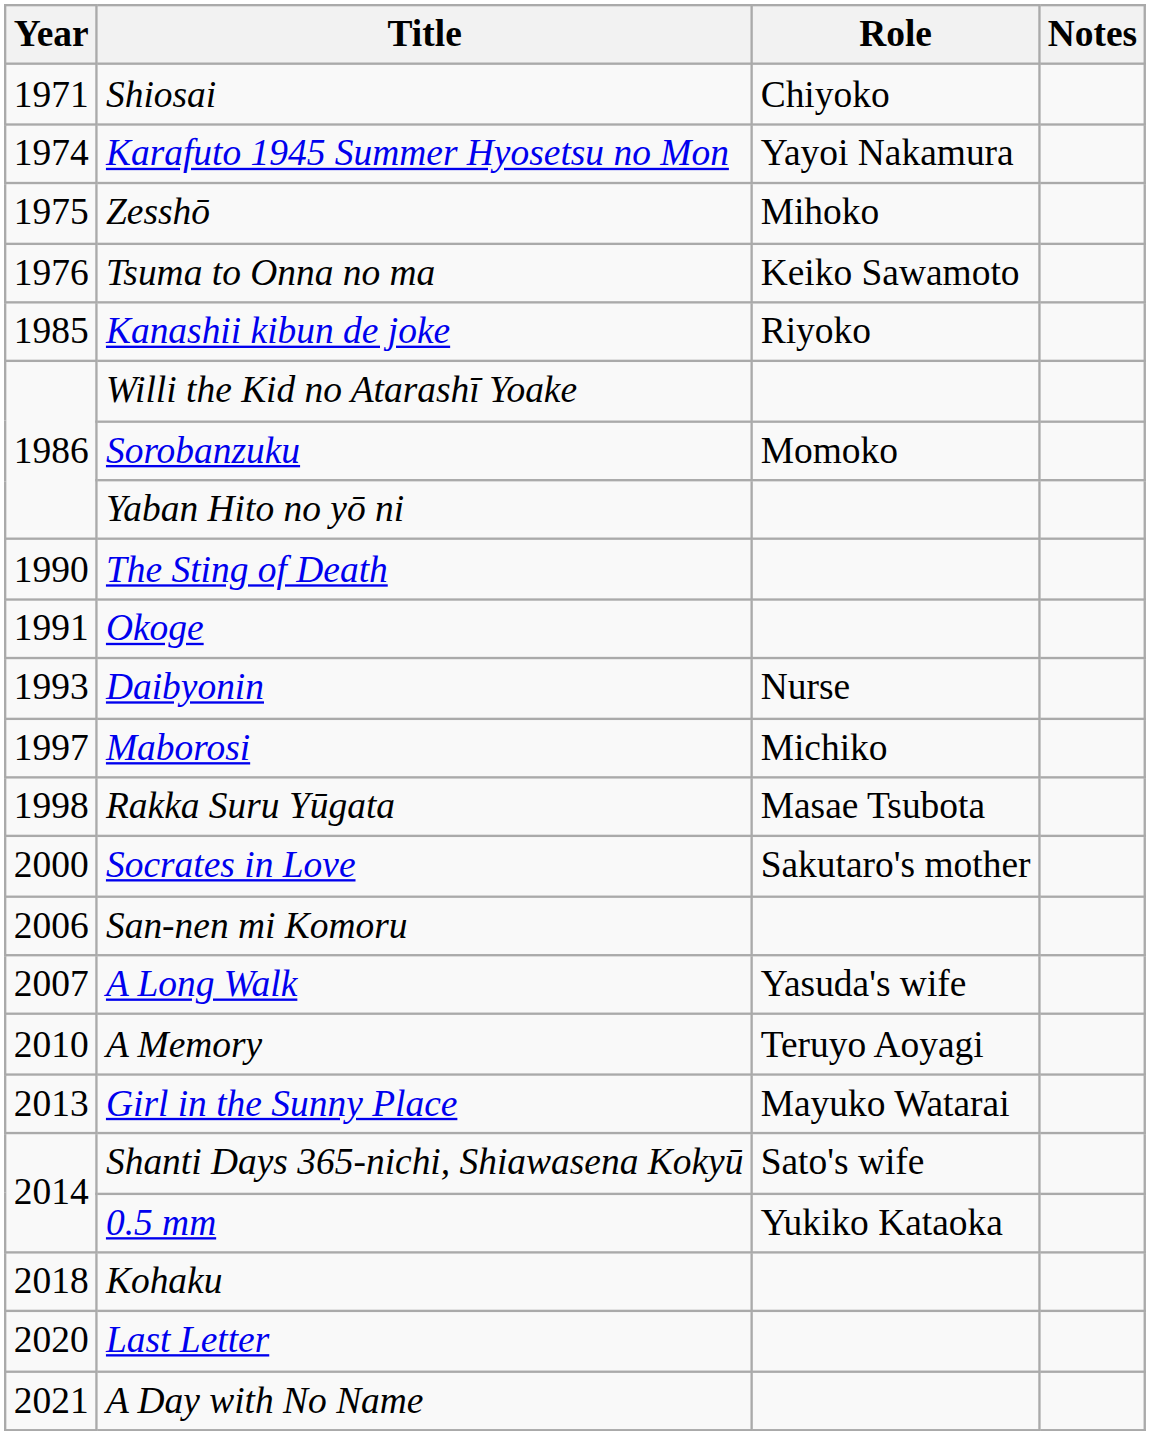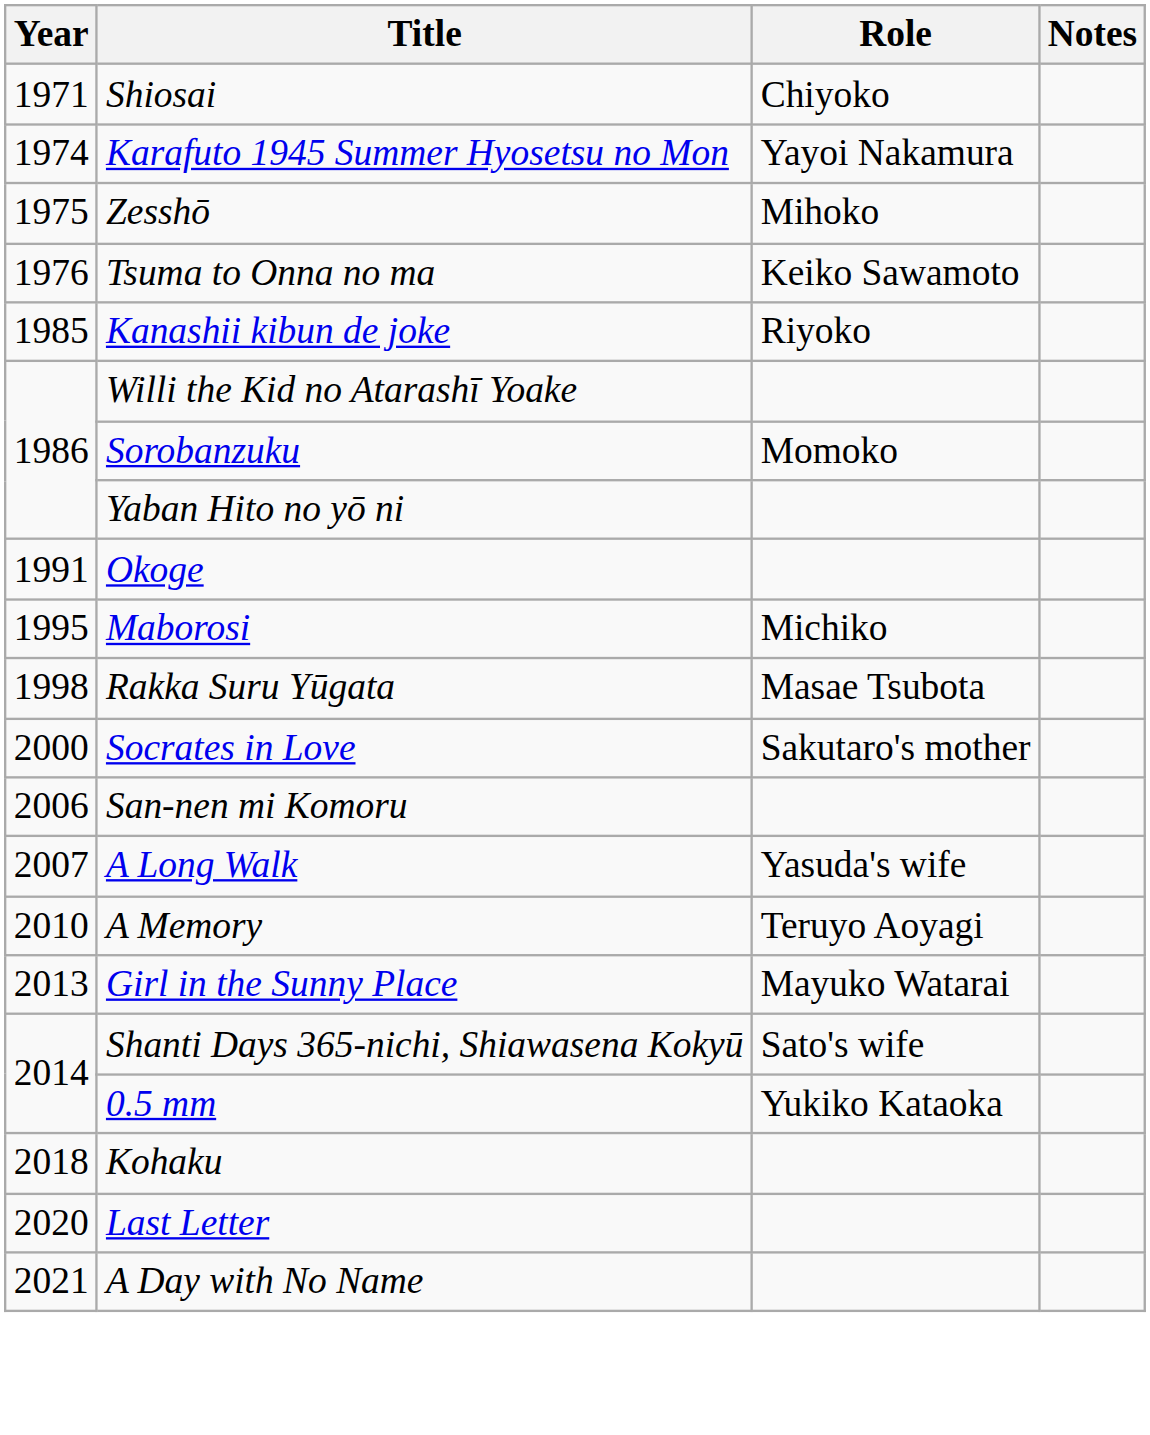- row: (247, 568)
- row: (185, 687)
(51, 746) 1997 -> (51, 627) 1995
